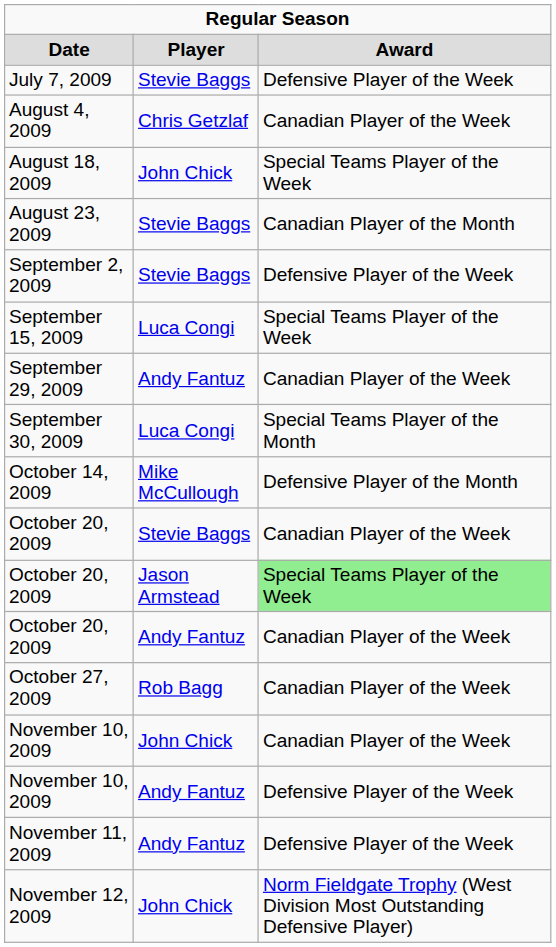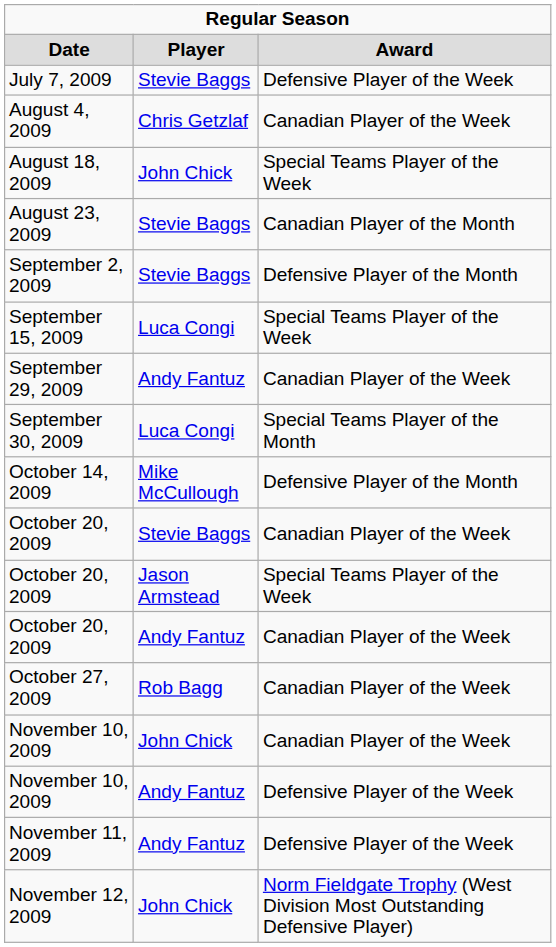(388, 275) Defensive Player of the Week -> (390, 275) Defensive Player of the Month
(381, 585) lightgreen background -> (381, 585) no background
